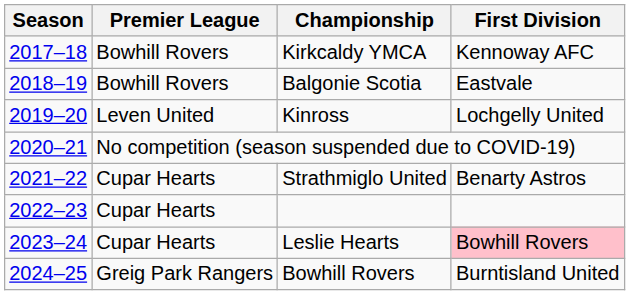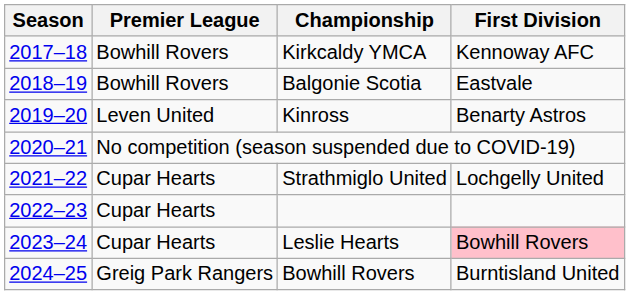(530, 115) Lochgelly United -> (521, 115) Benarty Astros
(521, 178) Benarty Astros -> (530, 178) Lochgelly United
